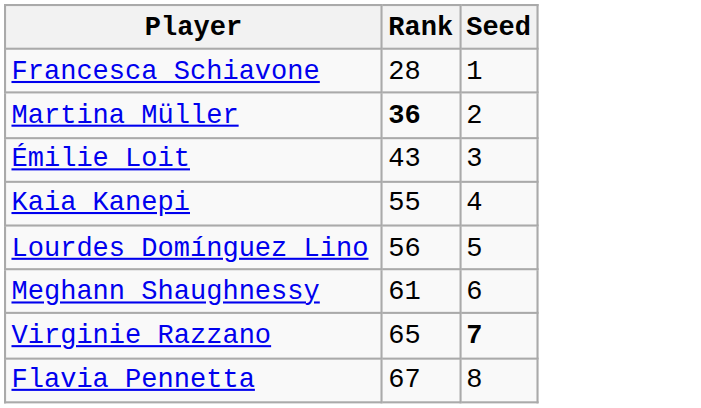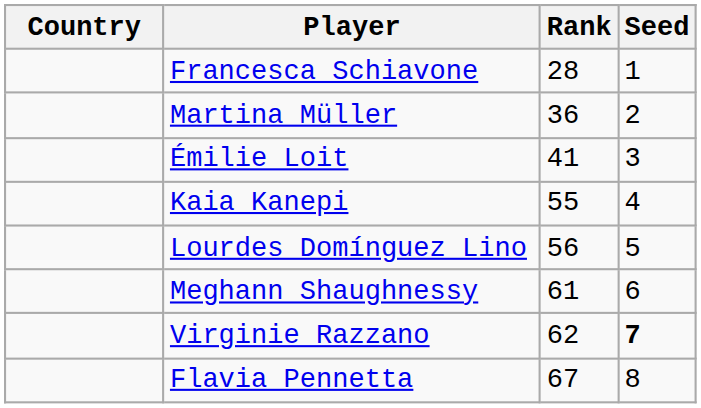+ column: (84, 27)
(405, 115) bold -> (563, 115) normal
(405, 159) 43 -> (563, 159) 41
(405, 336) 65 -> (563, 336) 62
